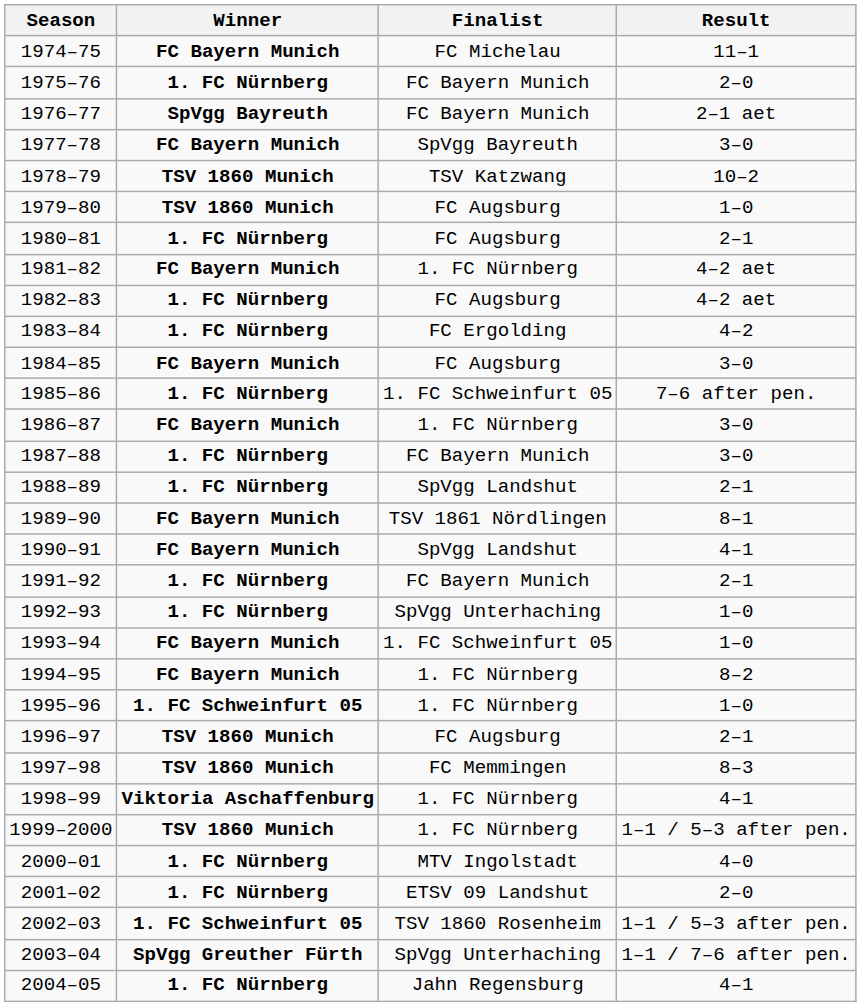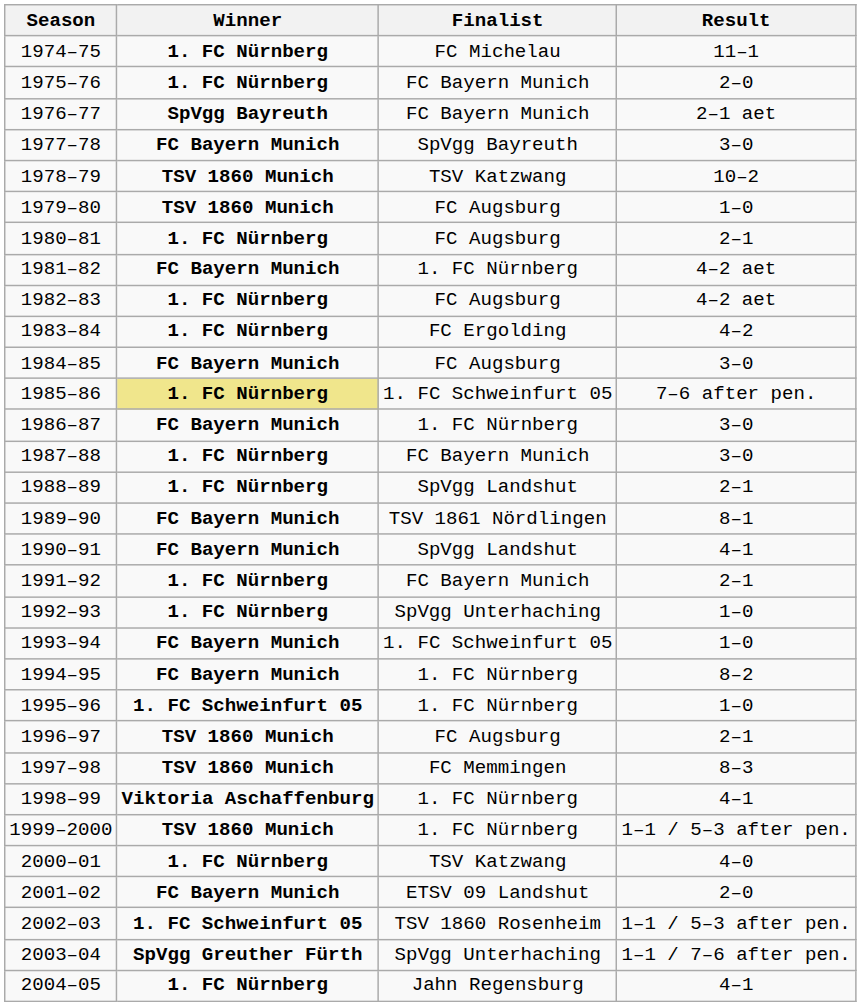(248, 51) FC Bayern Munich -> (248, 51) 1. FC Nürnberg
(248, 394) no background -> (248, 394) khaki background
(498, 861) MTV Ingolstadt -> (498, 861) TSV Katzwang
(248, 892) 1. FC Nürnberg -> (248, 892) FC Bayern Munich
